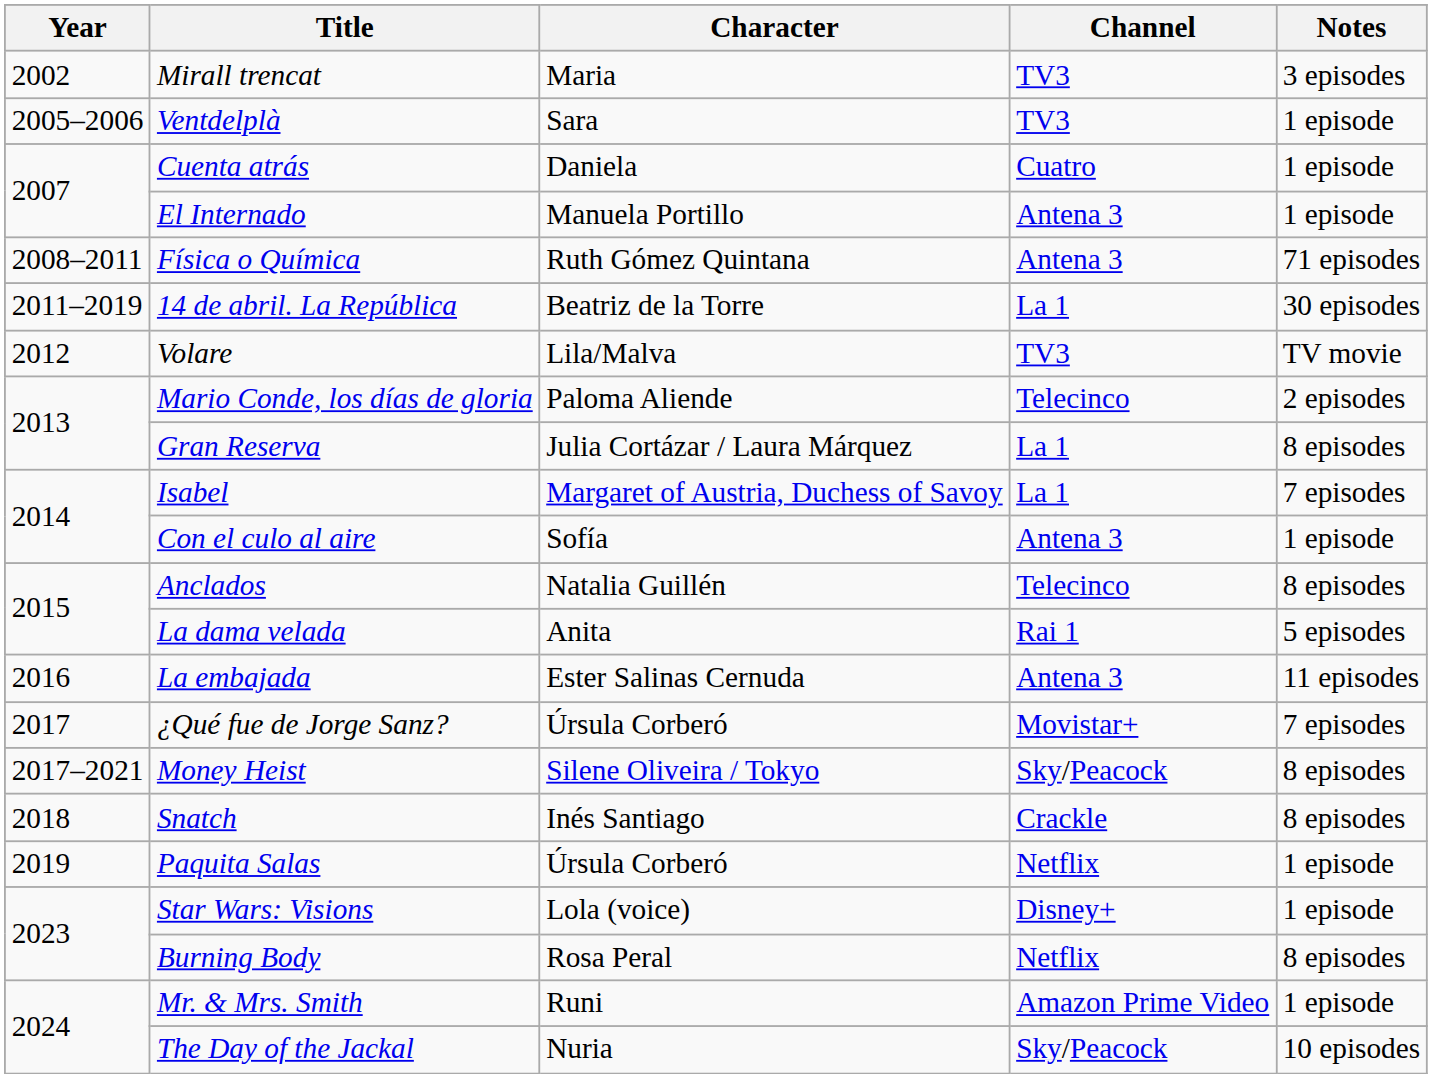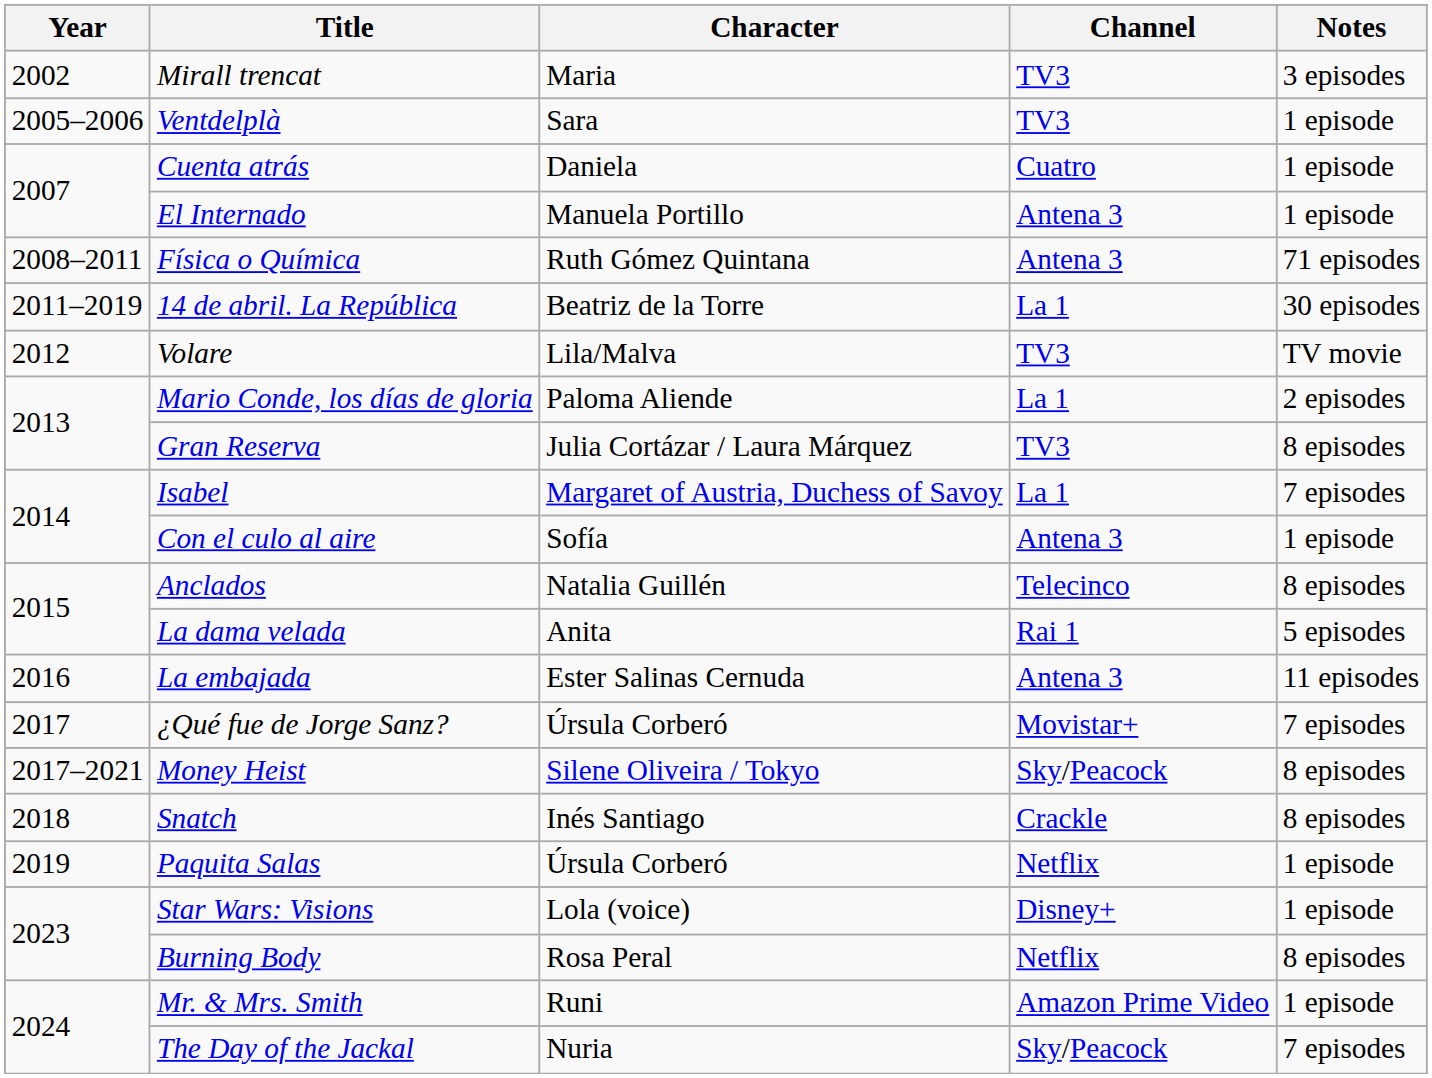(1073, 399) Telecinco -> (1043, 399) La 1
(1043, 445) La 1 -> (1043, 445) TV3
(1351, 1049) 10 episodes -> (1344, 1049) 7 episodes
